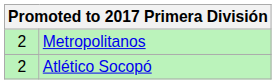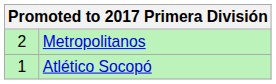(22, 66) 2 -> (22, 66) 1
